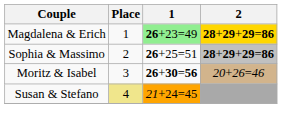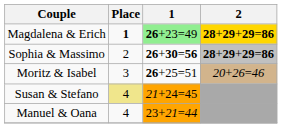(126, 34) normal -> (126, 34) bold
(172, 53) 26+25=51 -> (172, 53) 26+30=56
(172, 73) 26+30=56 -> (172, 73) 26+25=51
+ row: (57, 113)
